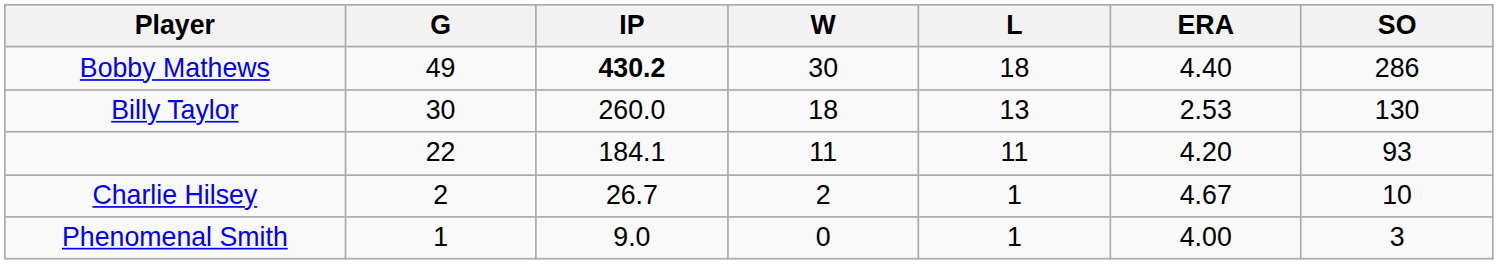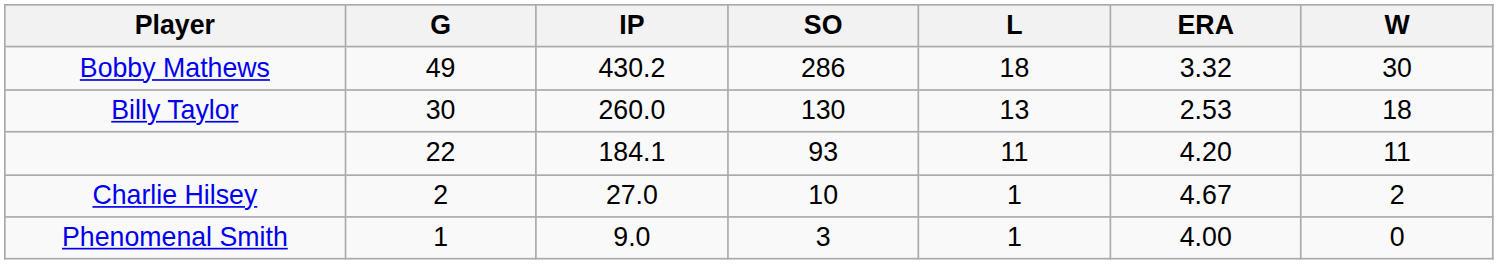columns swapped: (823, 25) <-> (1397, 25)
(632, 68) bold -> (632, 68) normal
(1206, 68) 4.40 -> (1206, 68) 3.32
(632, 195) 26.7 -> (632, 195) 27.0
